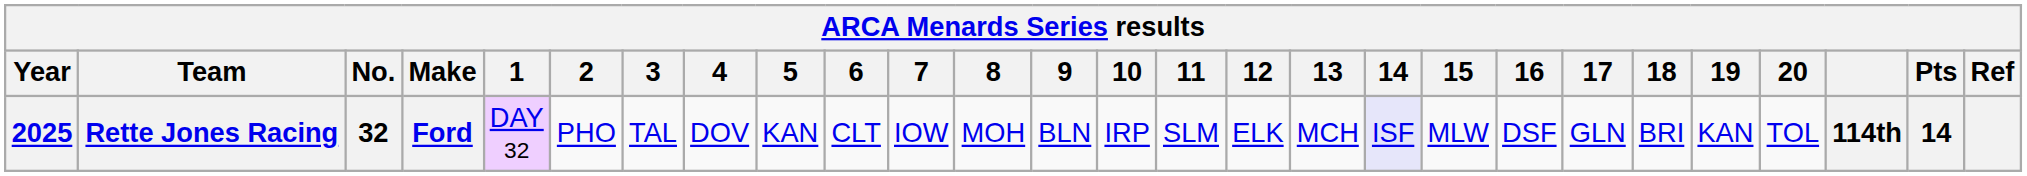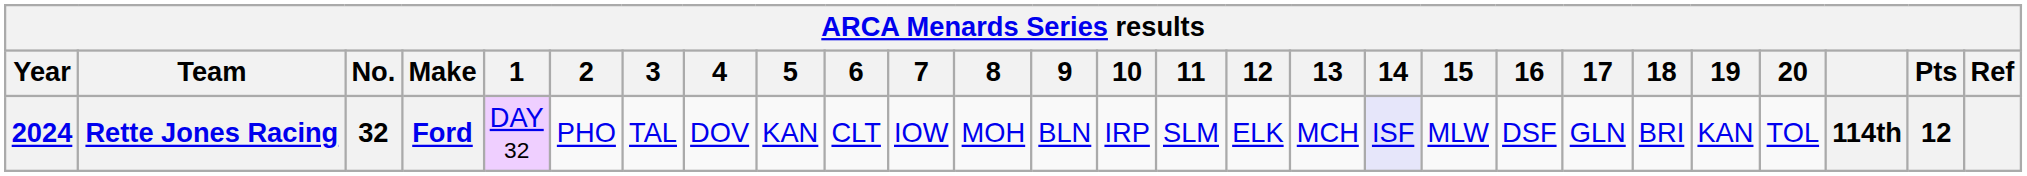(42, 133) 2025 -> (42, 133) 2024
(1936, 133) 14 -> (1936, 133) 12
